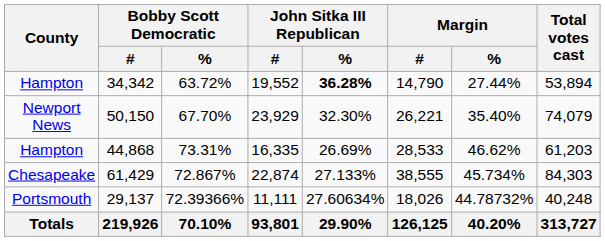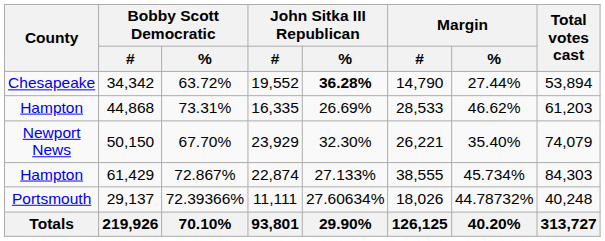(52, 83) Hampton -> (52, 83) Chesapeake
rows swapped: (130, 150) <-> (130, 116)
(52, 174) Chesapeake -> (52, 174) Hampton
